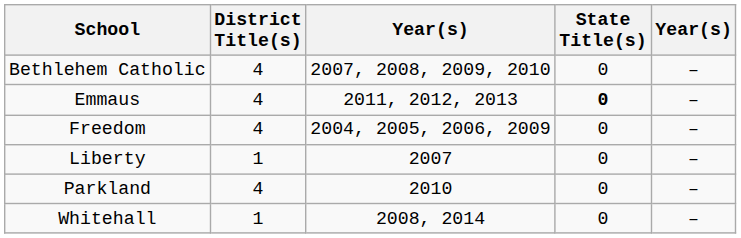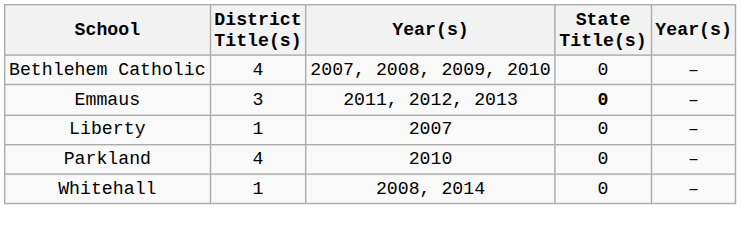(258, 100) 4 -> (258, 100) 3
- row: (107, 130)
